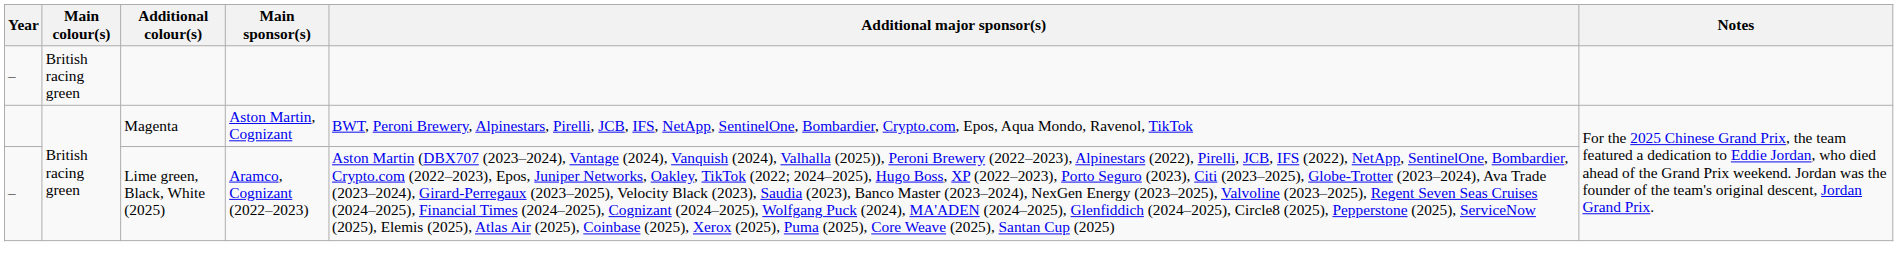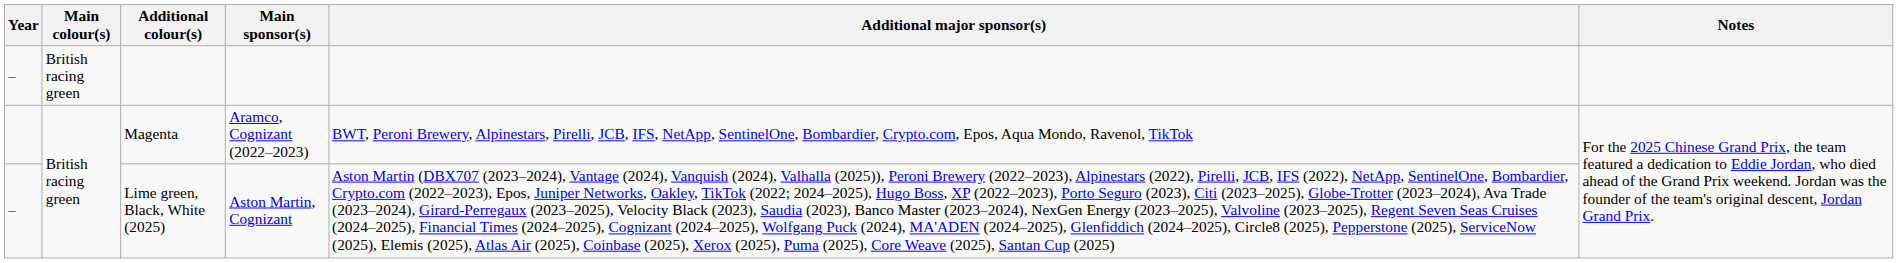(272, 125) Aston Martin, Cognizant -> (269, 134) Aramco, Cognizant (2022–2023)
(269, 193) Aramco, Cognizant (2022–2023) -> (272, 210) Aston Martin, Cognizant
